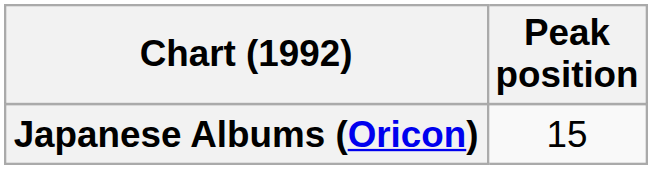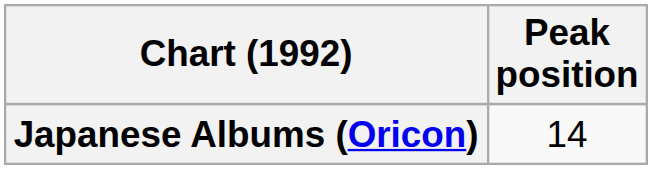(567, 133) 15 -> (567, 133) 14
